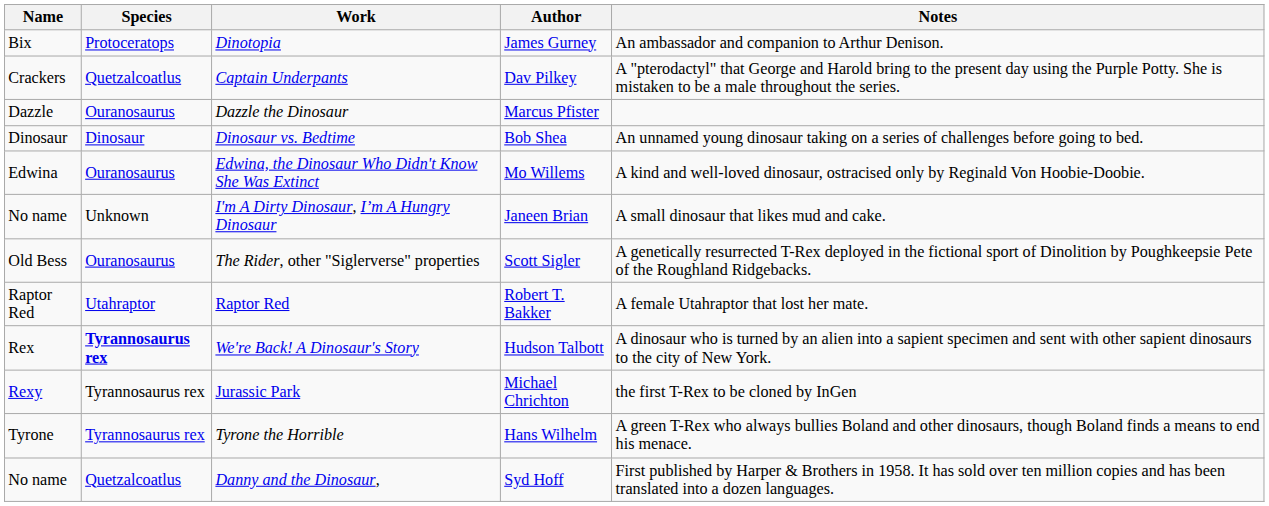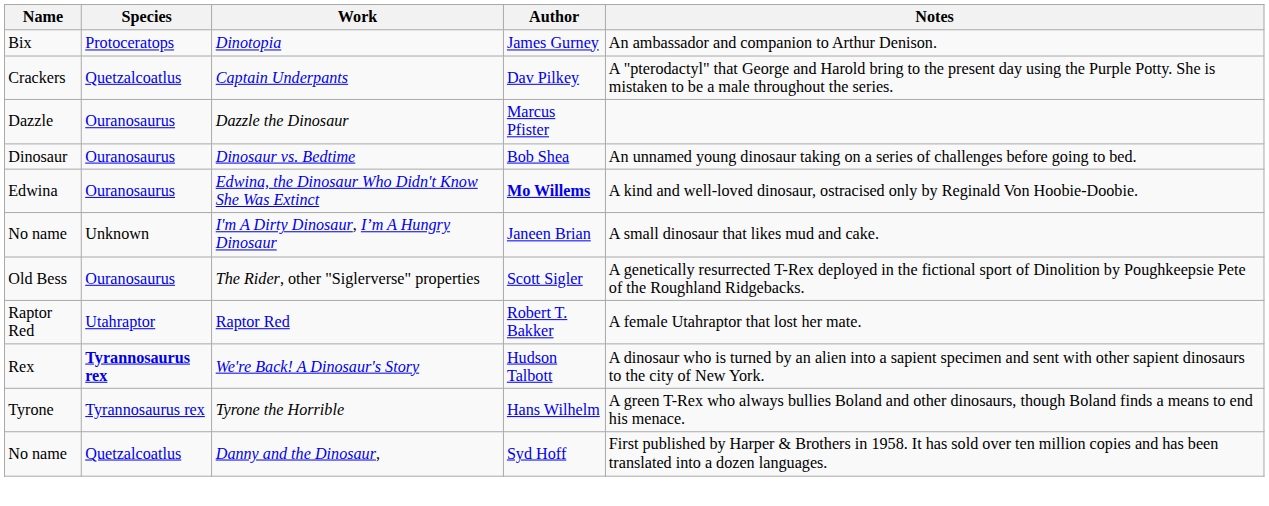(115, 138) Dinosaur -> (130, 156) Ouranosaurus
(544, 172) normal -> (549, 190) bold
- row: (258, 391)
